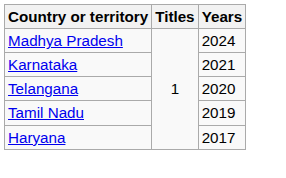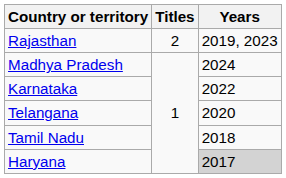+ row: (42, 41)
(219, 65) 2021 -> (219, 89) 2022
(219, 113) 2019 -> (219, 137) 2018
(219, 137) no background -> (219, 161) lightgrey background
